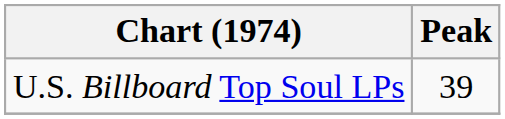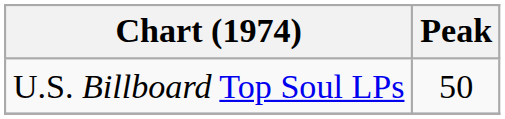(456, 85) 39 -> (456, 85) 50
